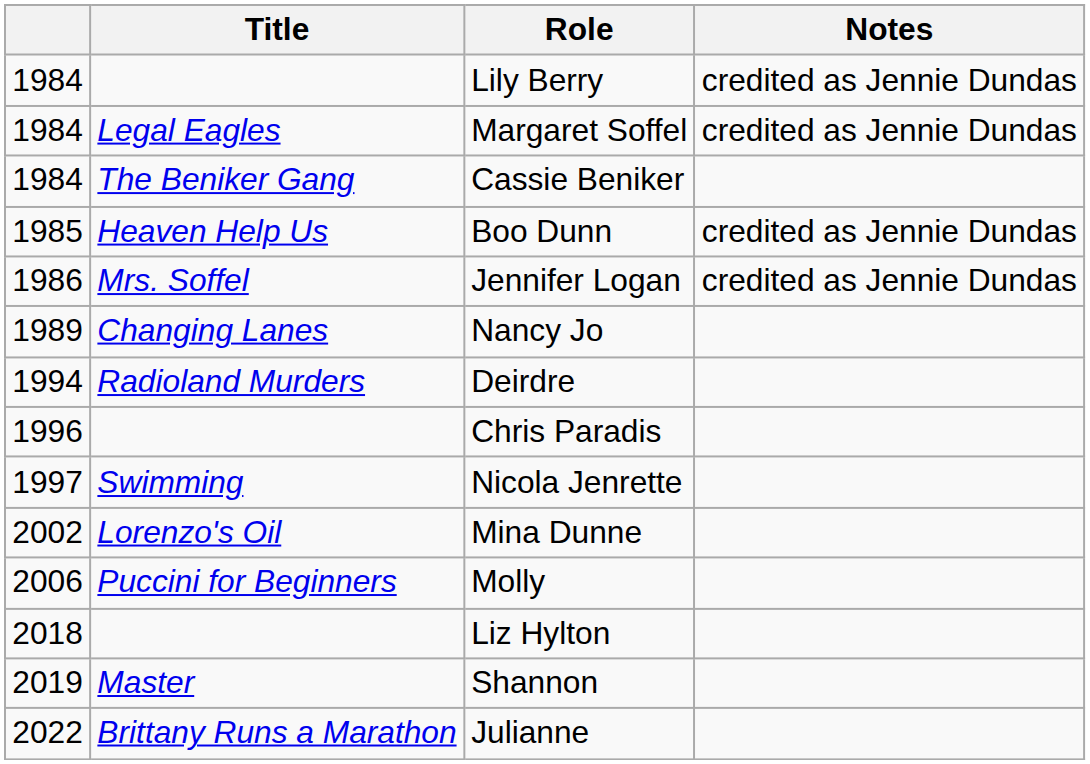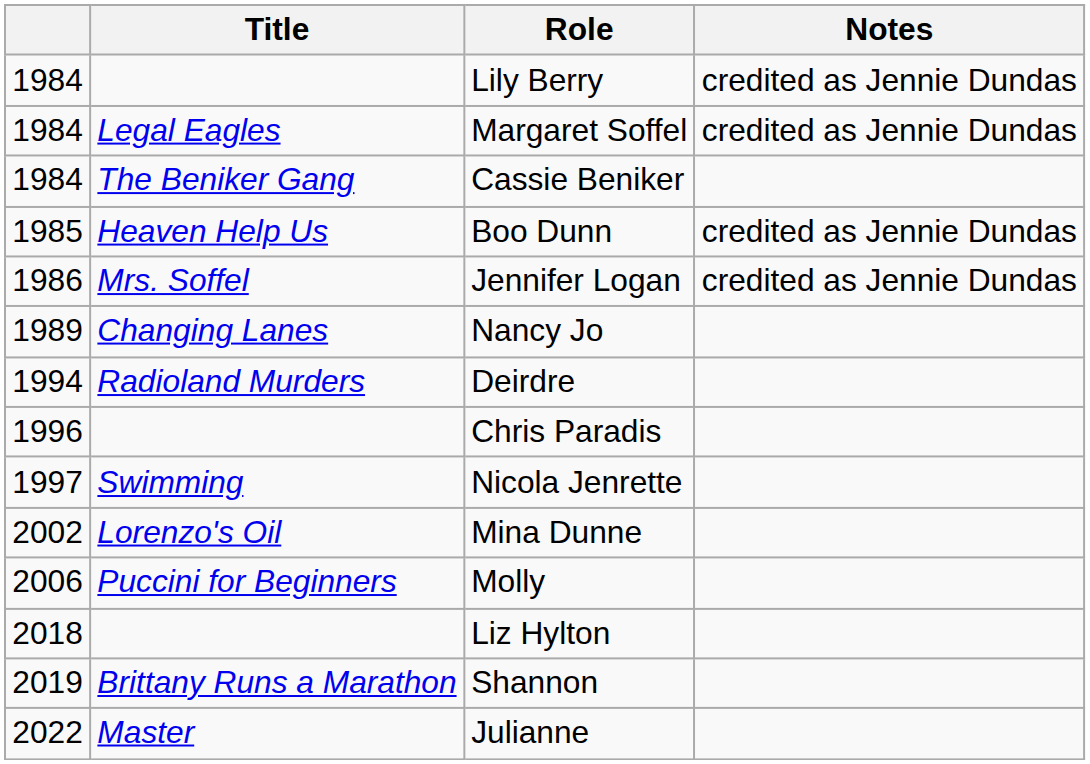(146, 682) Master -> (277, 682) Brittany Runs a Marathon
(277, 733) Brittany Runs a Marathon -> (146, 733) Master
